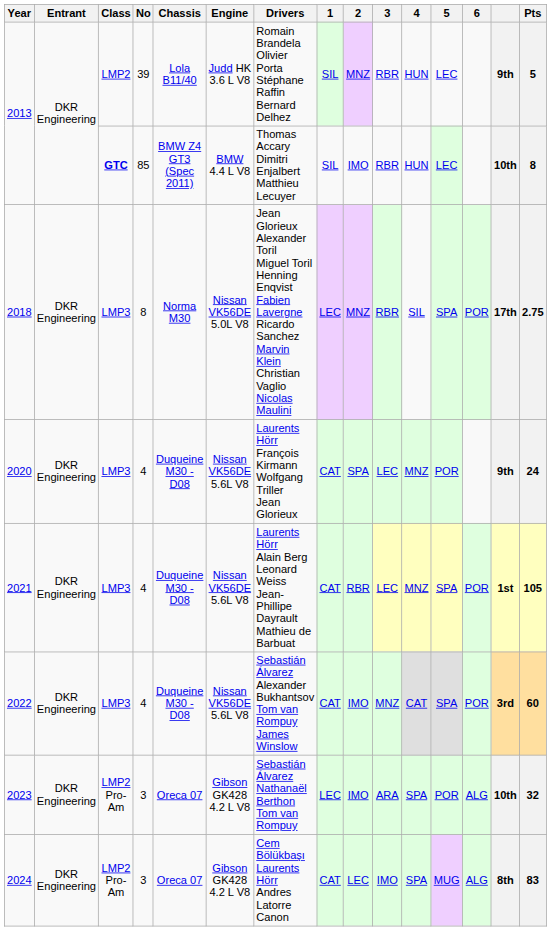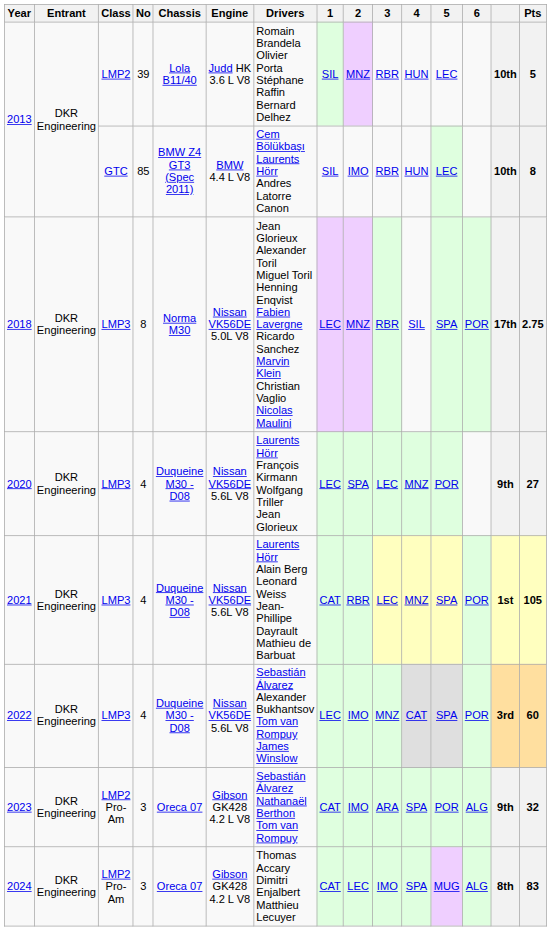(505, 74) 9th -> (505, 74) 10th
(116, 166) bold -> (116, 172) normal
(278, 166) Thomas Accary Dimitri Enjalbert Matthieu Lecuyer -> (281, 172) Cem Bölükbaşı Laurents Hörr Andres Latorre Canon
(330, 472) CAT -> (330, 484) LEC
(533, 472) 24 -> (533, 484) 27
(330, 704) CAT -> (330, 716) LEC
(330, 795) LEC -> (330, 808) CAT
(505, 795) 10th -> (505, 808) 9th
(281, 881) Cem Bölükbaşı Laurents Hörr Andres Latorre Canon -> (278, 887) Thomas Accary Dimitri Enjalbert Matthieu Lecuyer
